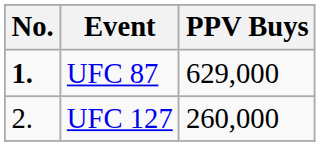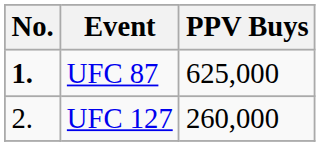(232, 72) 629,000 -> (232, 72) 625,000
